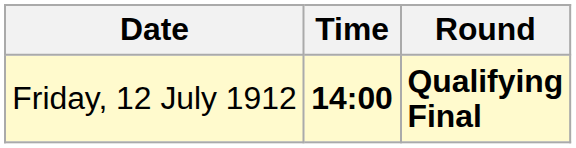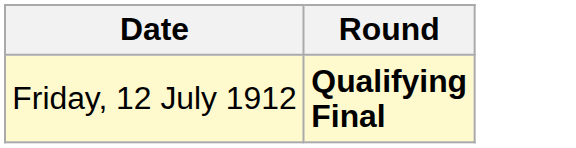- column: (352, 29)
